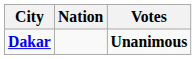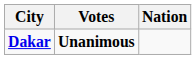columns swapped: (81, 16) <-> (149, 16)
